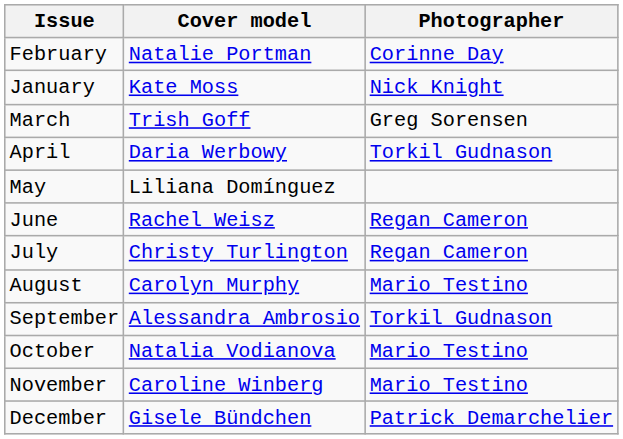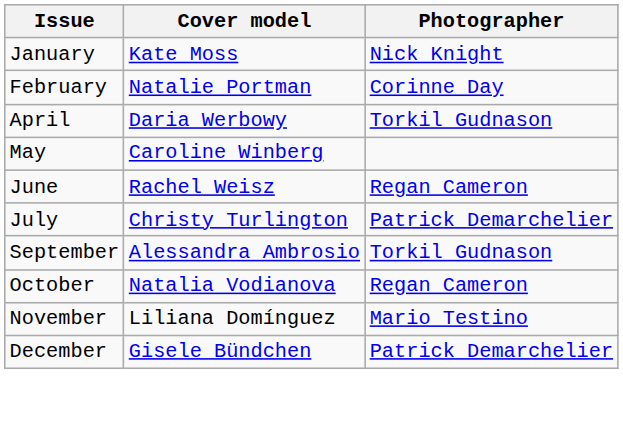rows swapped: (52, 87) <-> (58, 54)
- row: (40, 120)
(232, 187) Liliana Domínguez -> (226, 154) Caroline Winberg
(449, 253) Regan Cameron -> (491, 220) Patrick Demarchelier
- row: (46, 286)
(449, 352) Mario Testino -> (449, 286) Regan Cameron
(226, 385) Caroline Winberg -> (232, 319) Liliana Domínguez
